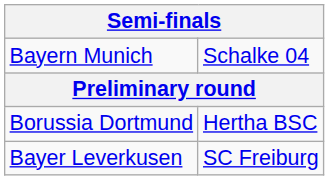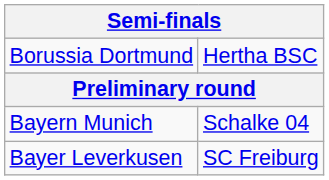rows swapped: (81, 55) <-> (101, 123)
